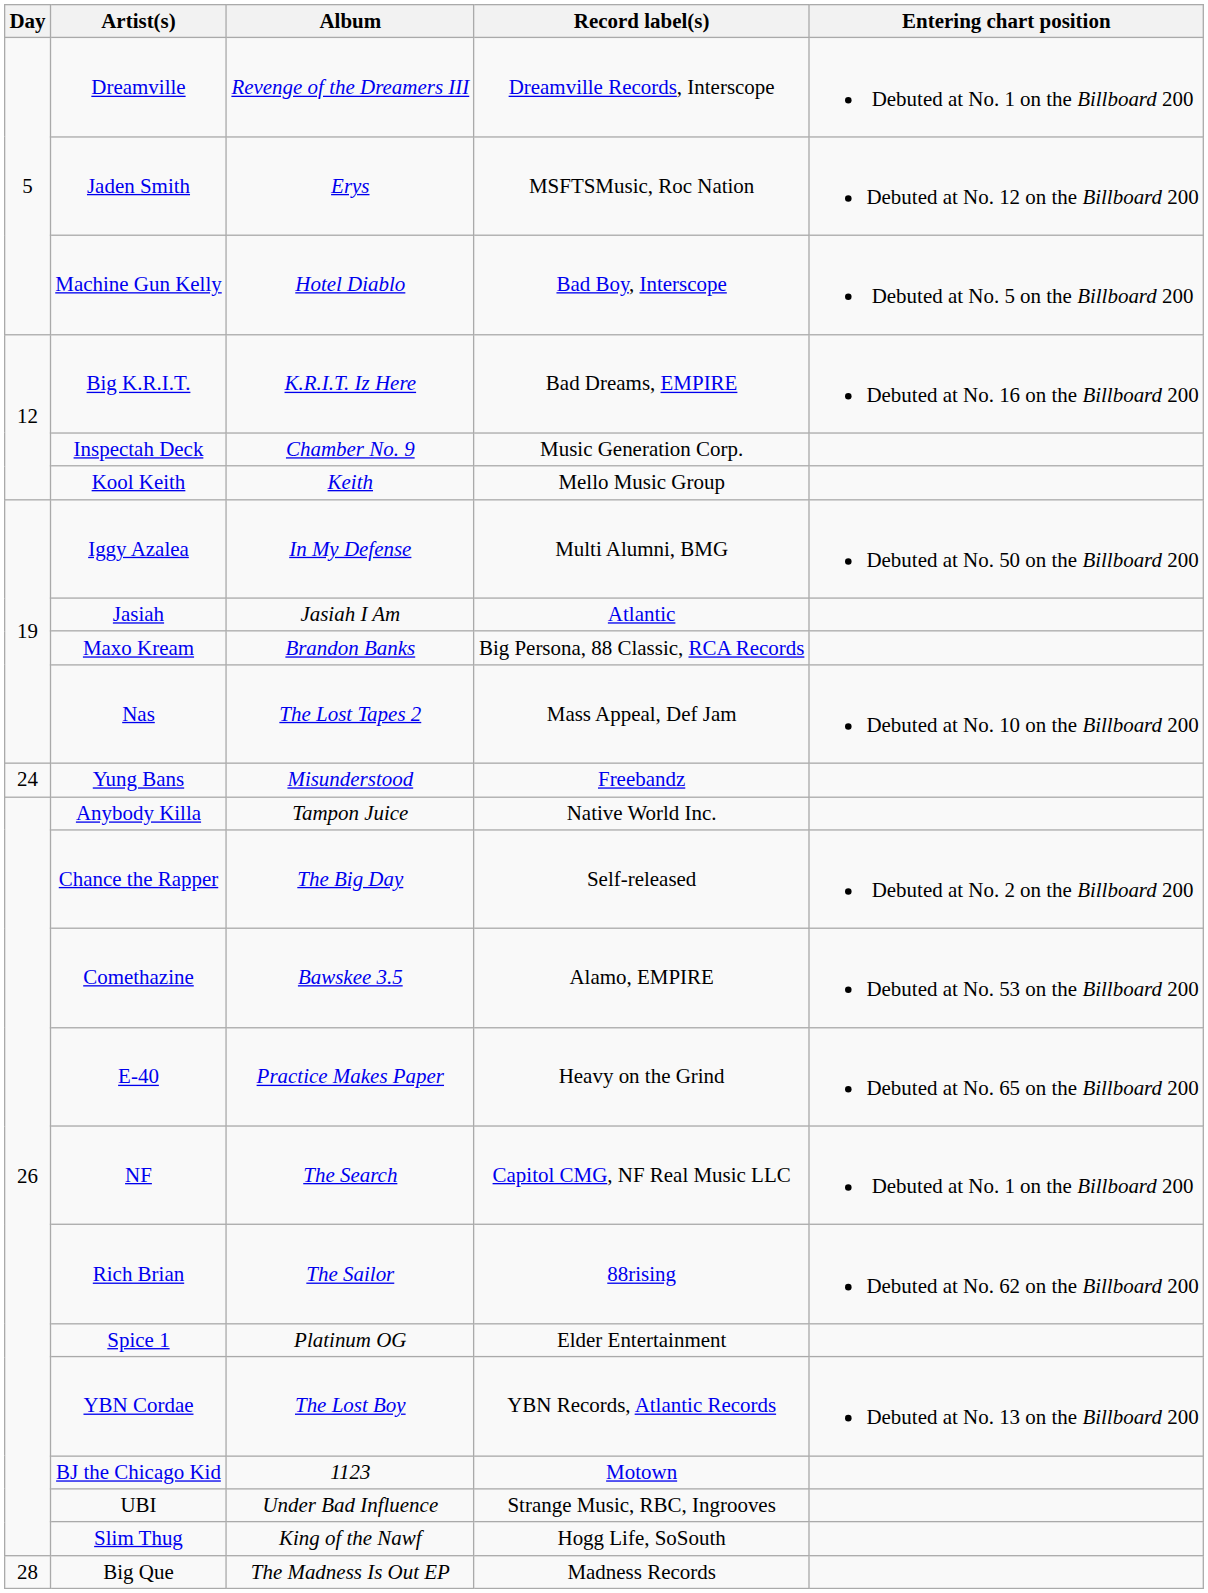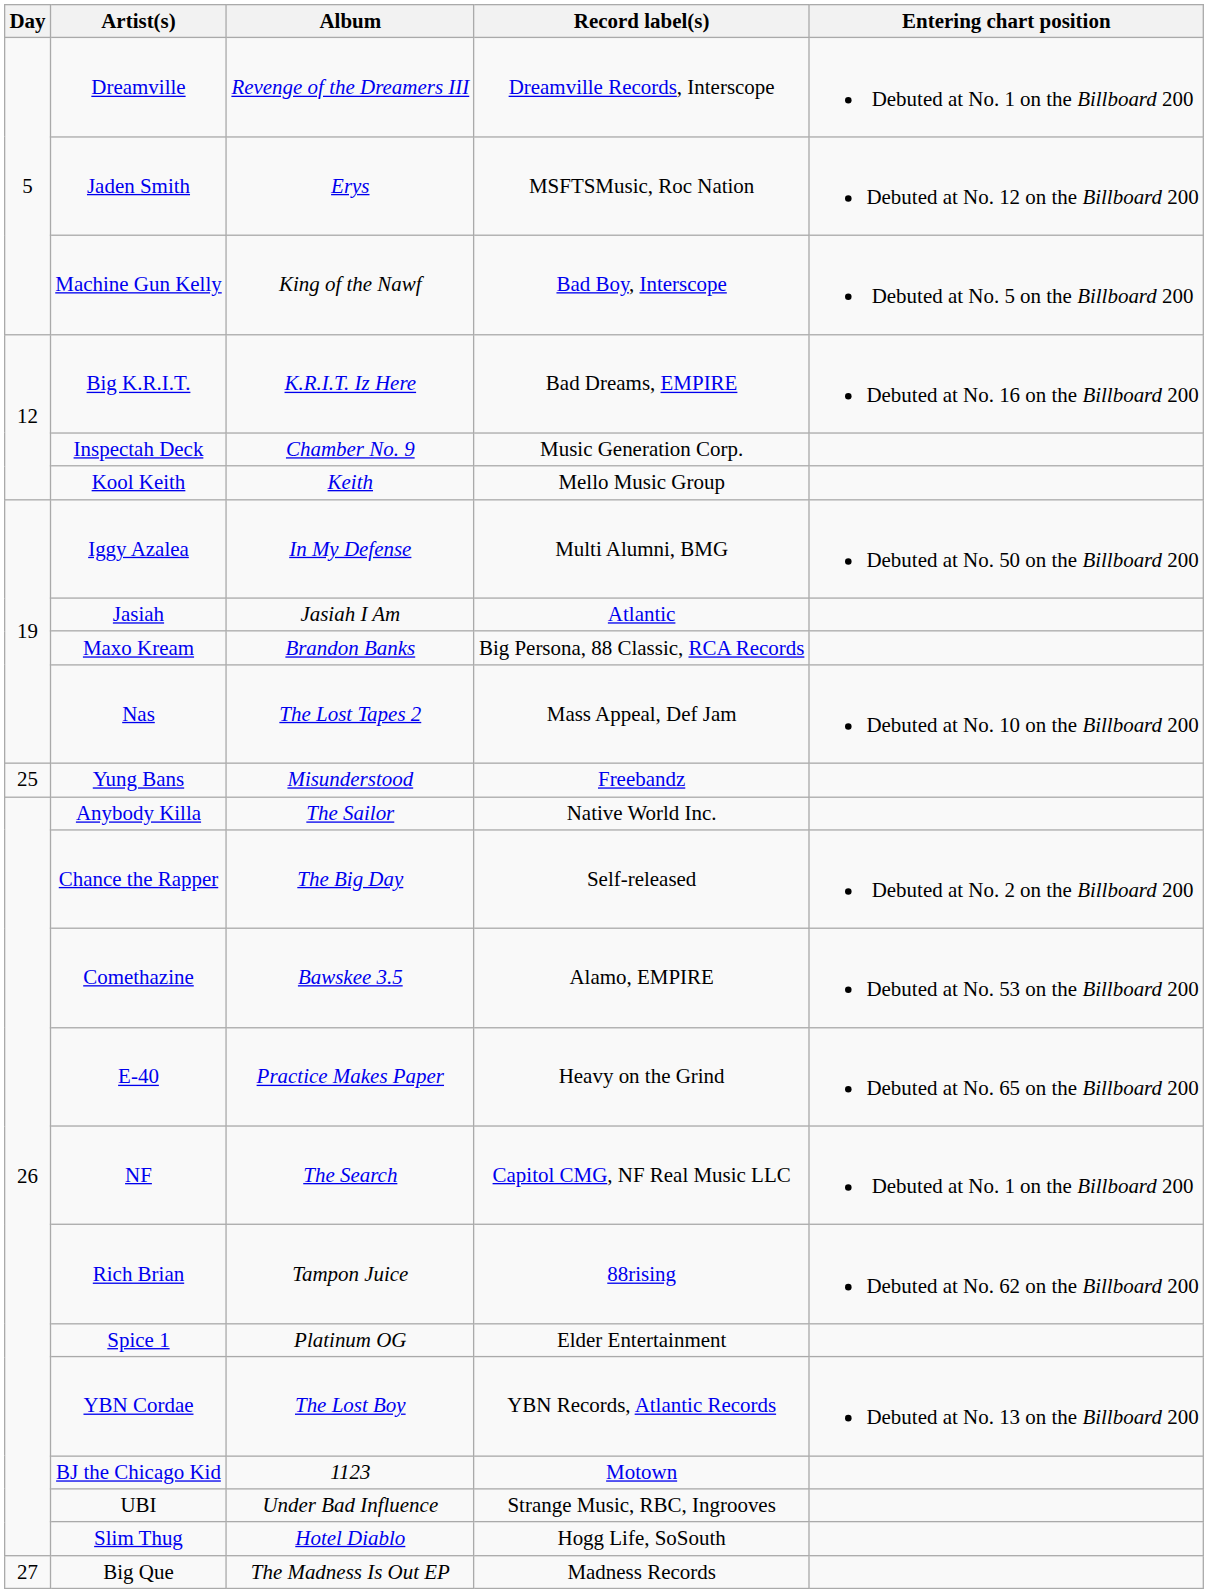(350, 284) Hotel Diablo -> (350, 284) King of the Nawf
(28, 779) 24 -> (28, 779) 25
(350, 813) Tampon Juice -> (350, 813) The Sailor
(350, 1273) The Sailor -> (350, 1273) Tampon Juice
(350, 1538) King of the Nawf -> (350, 1538) Hotel Diablo
(28, 1571) 28 -> (28, 1571) 27
